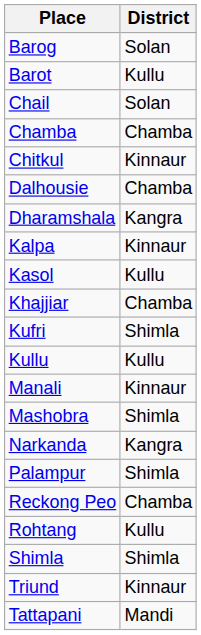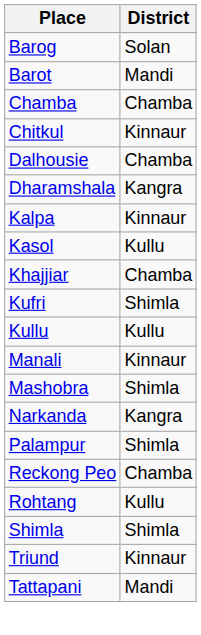(144, 75) Kullu -> (149, 75) Mandi
- row: (29, 103)
